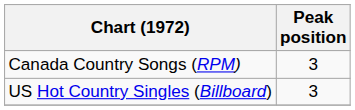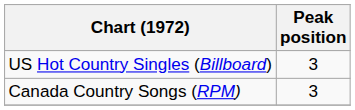rows swapped: (125, 64) <-> (140, 91)
